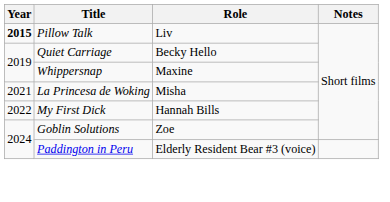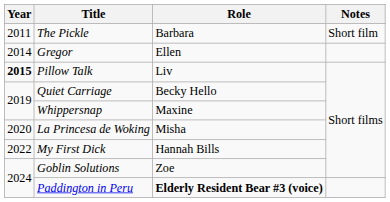+ row: (63, 33)
+ row: (55, 52)
(19, 91) 2021 -> (19, 129) 2020
(235, 149) normal -> (239, 187) bold
